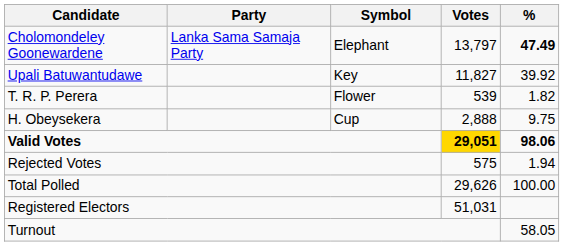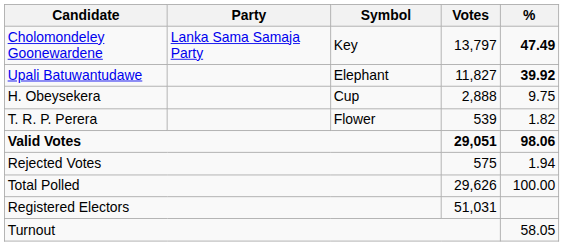(361, 45) Elephant -> (346, 45) Key
(346, 75) Key -> (361, 75) Elephant
(538, 75) normal -> (538, 75) bold
rows swapped: (54, 119) <-> (52, 97)
(475, 141) gold background -> (475, 141) no background
